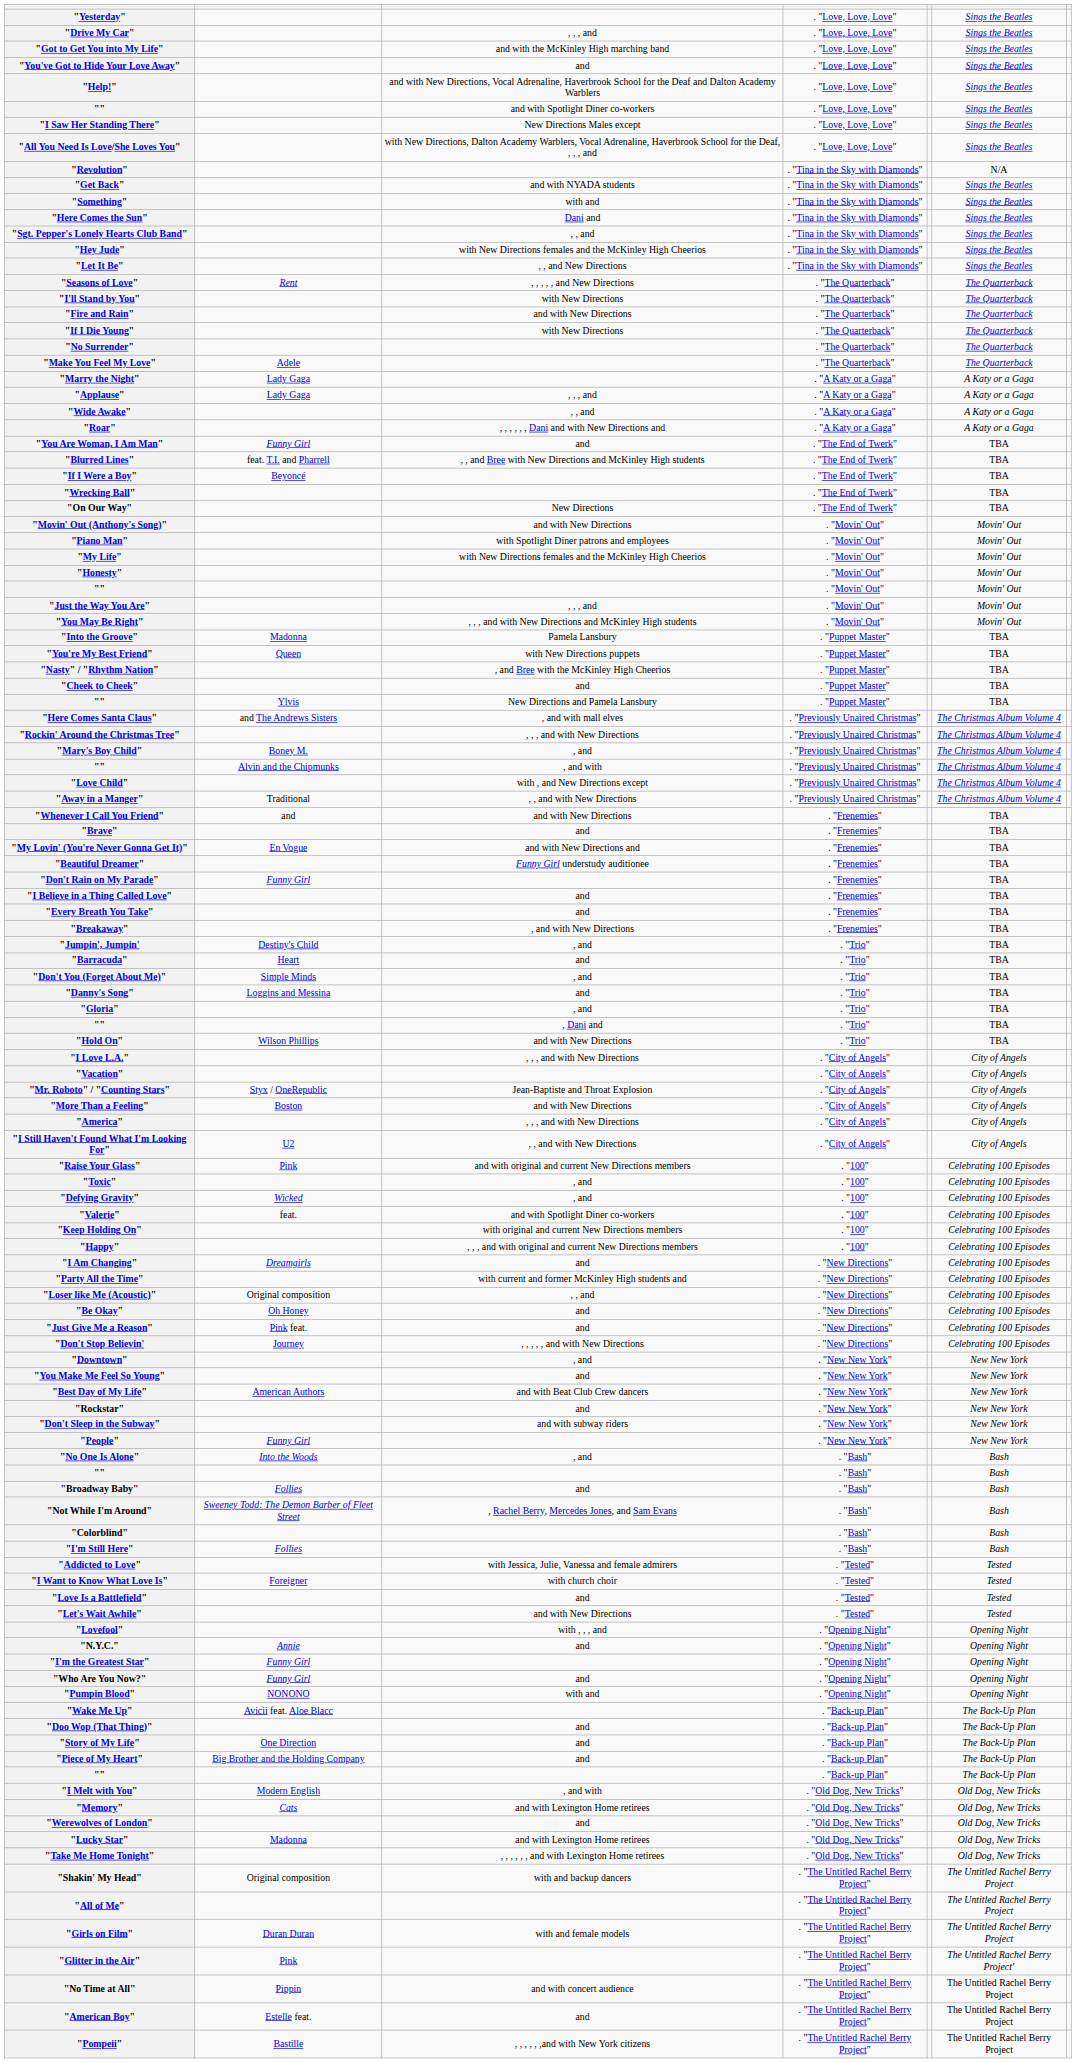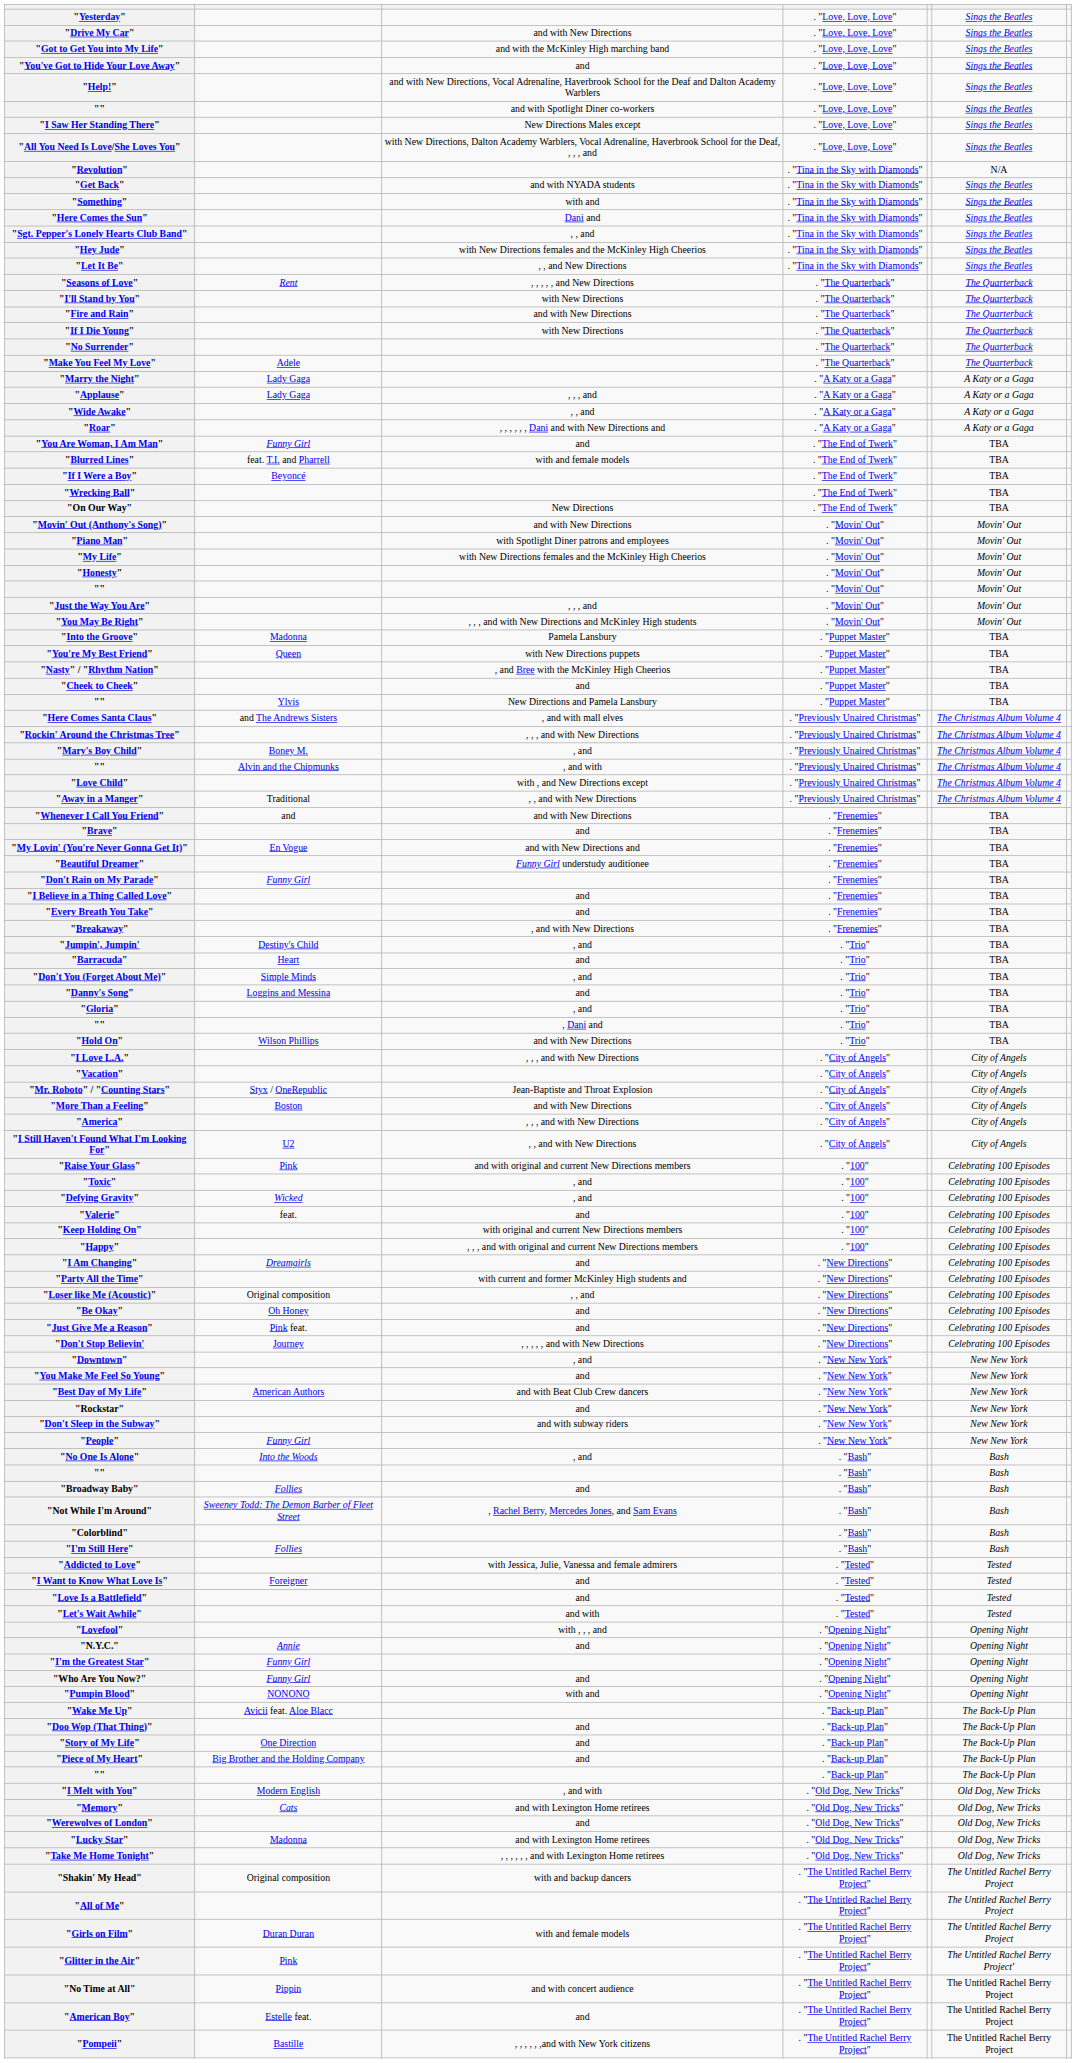(582, 33) , , , and -> (582, 33) and with New Directions
(582, 460) , , and Bree with New Directions and McKinley High students -> (582, 460) with and female models
(582, 1215) and with Spotlight Diner co-workers -> (582, 1215) and
(582, 1581) with church choir -> (582, 1581) and
(582, 1614) and with New Directions -> (582, 1614) and with
